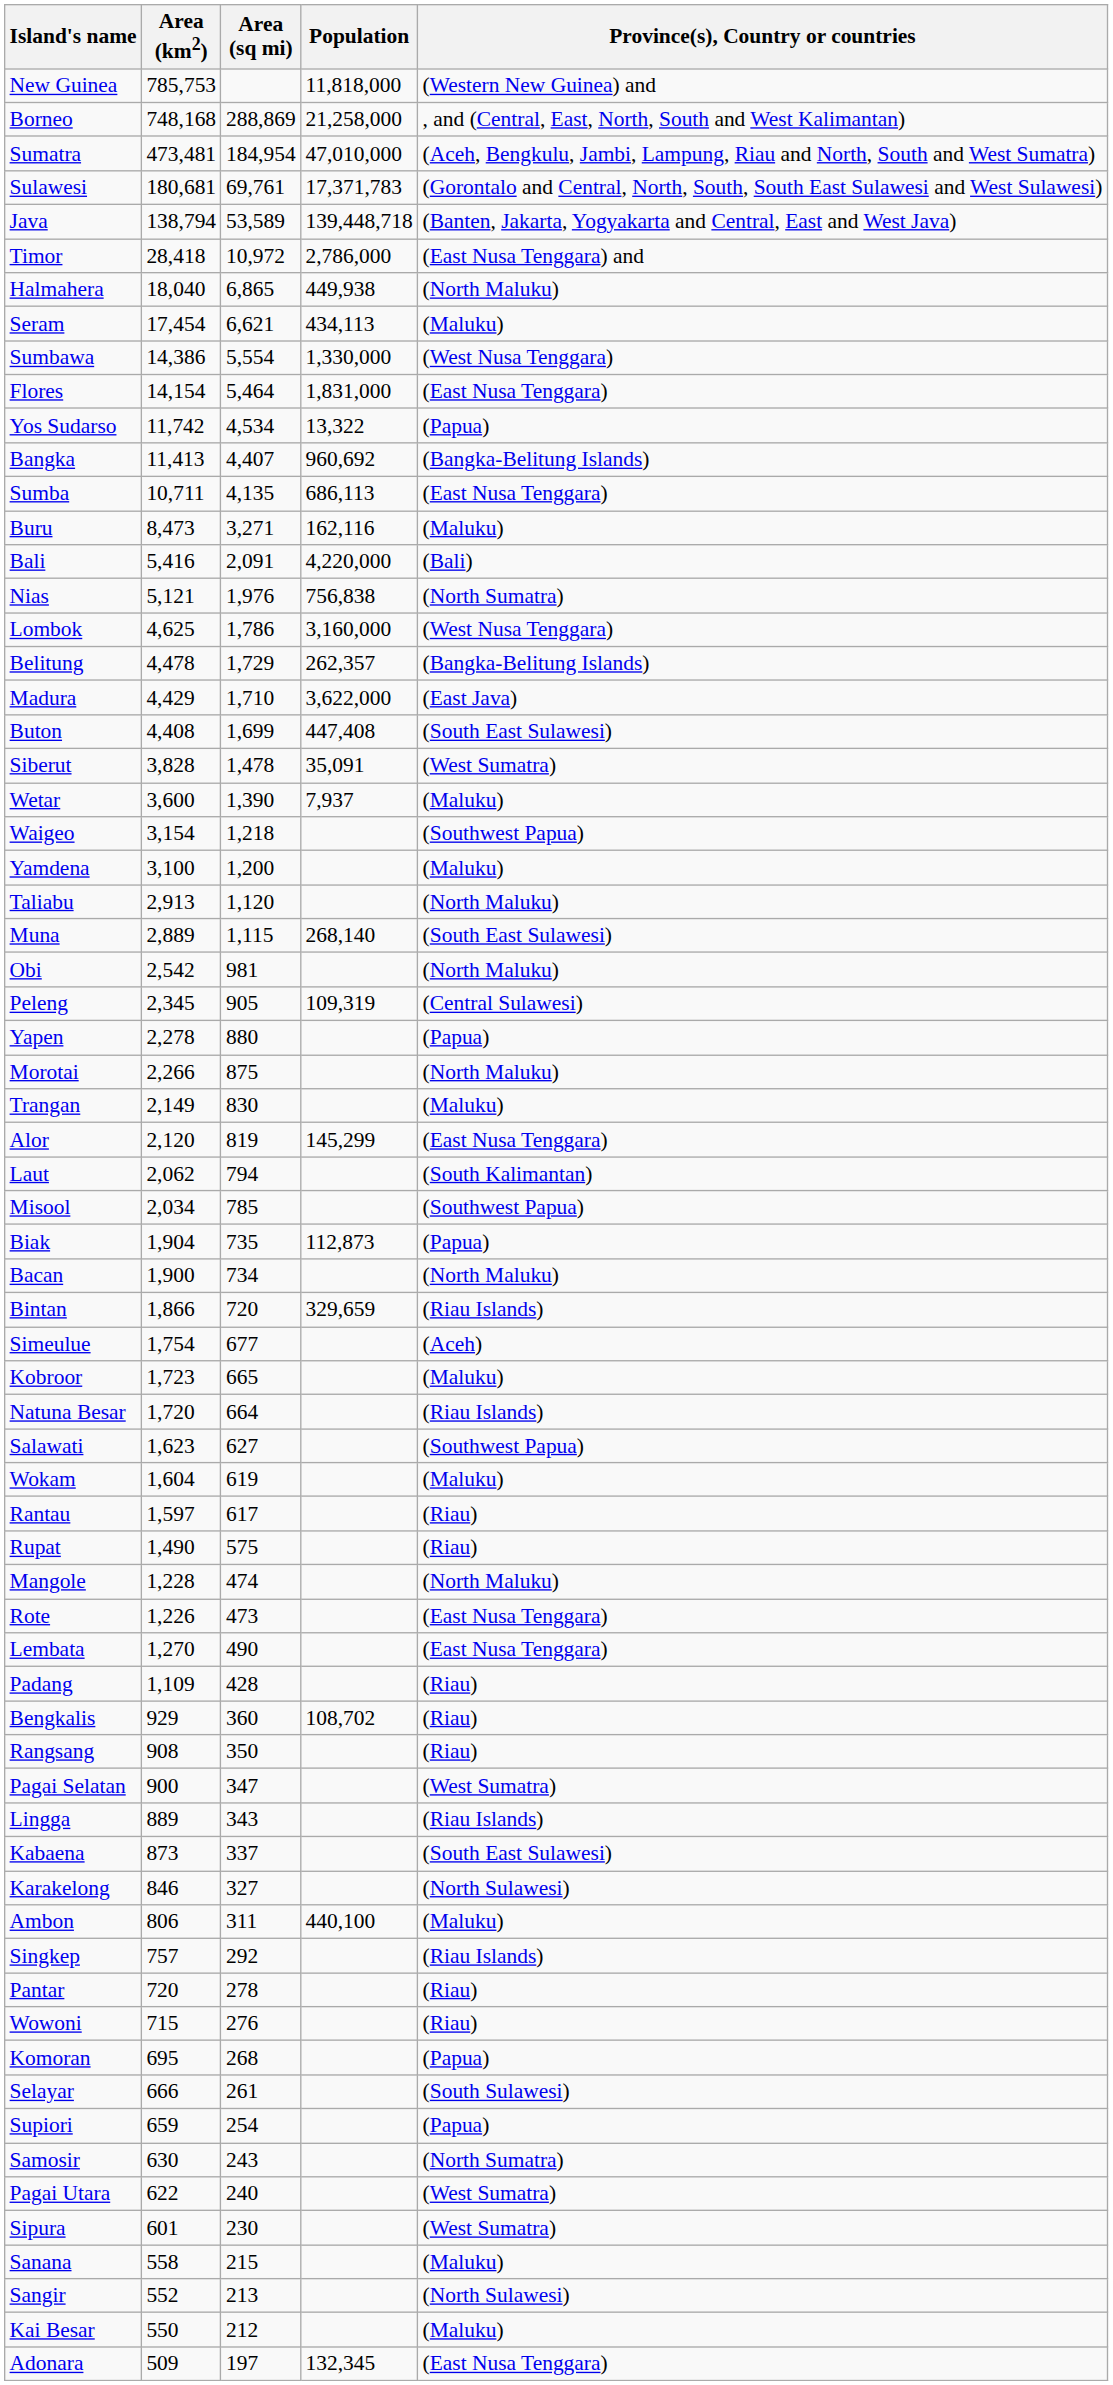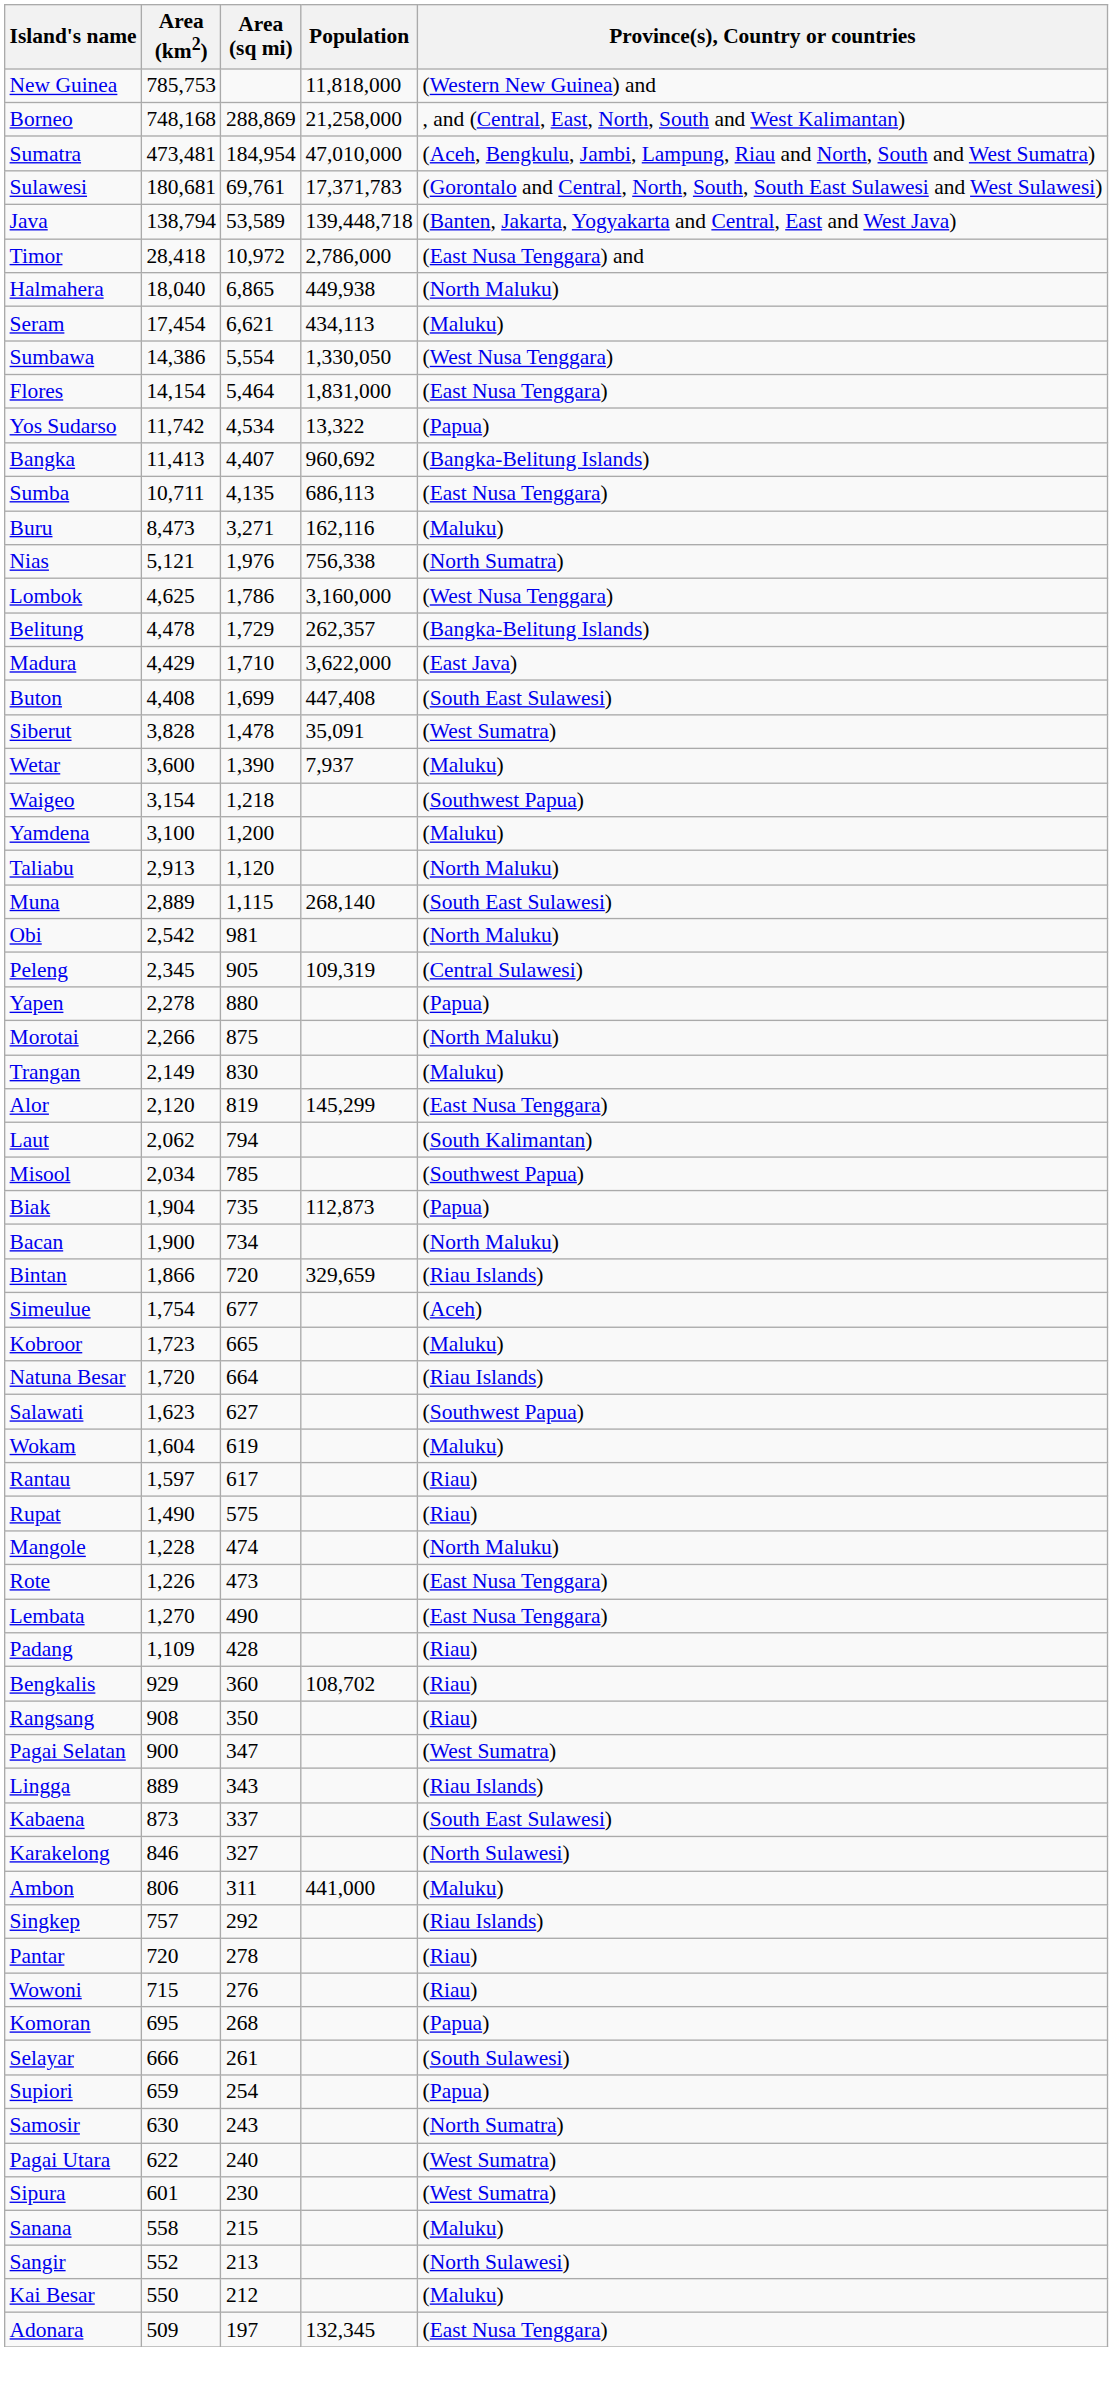(348, 357) 1,330,000 -> (348, 357) 1,330,050
- row: (27, 561)
(340, 595) 756,838 -> (340, 561) 756,338
(340, 1921) 440,100 -> (340, 1887) 441,000
